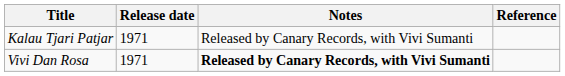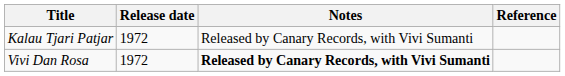(134, 37) 1971 -> (134, 37) 1972
(134, 60) 1971 -> (134, 60) 1972
